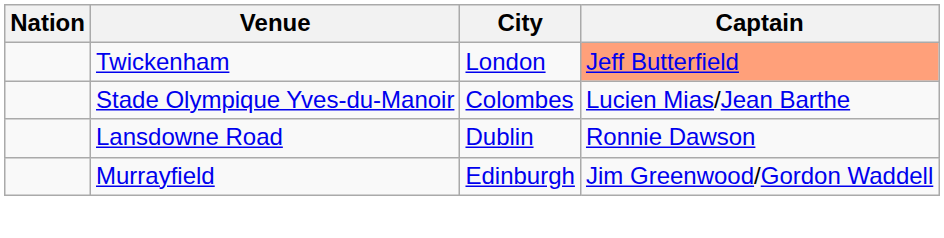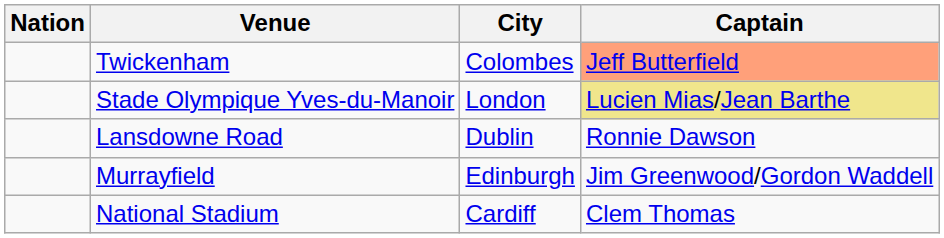(506, 61) London -> (520, 61) Colombes
(520, 99) Colombes -> (506, 99) London
(718, 99) no background -> (718, 99) khaki background
+ row: (187, 213)
